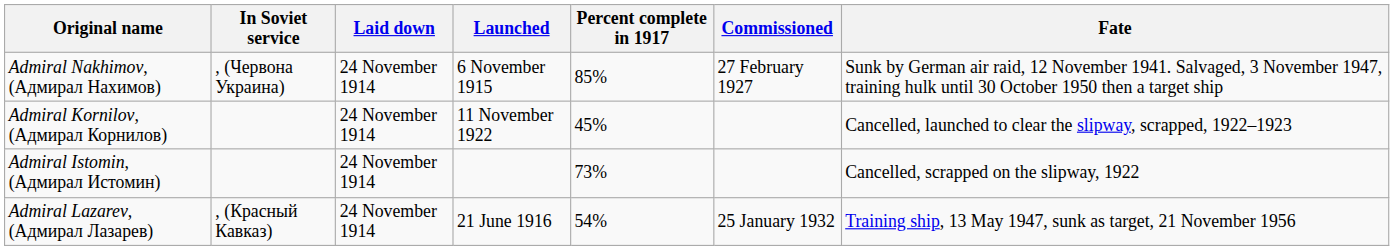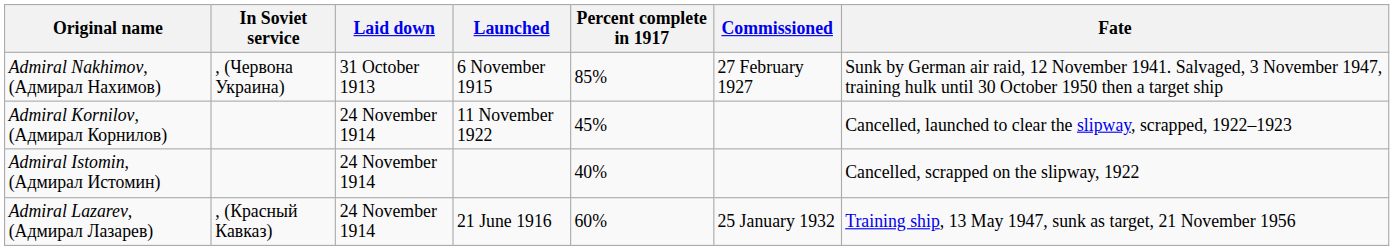(388, 76) 24 November 1914 -> (379, 76) 31 October 1913
(591, 173) 73% -> (591, 173) 40%
(591, 221) 54% -> (591, 221) 60%
